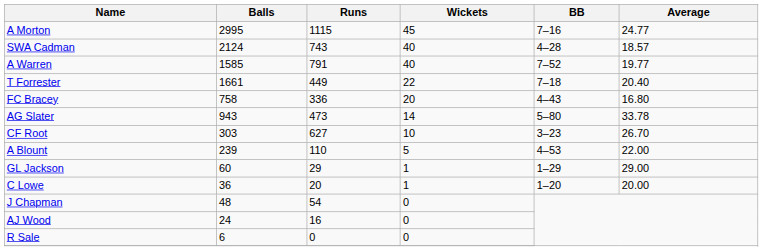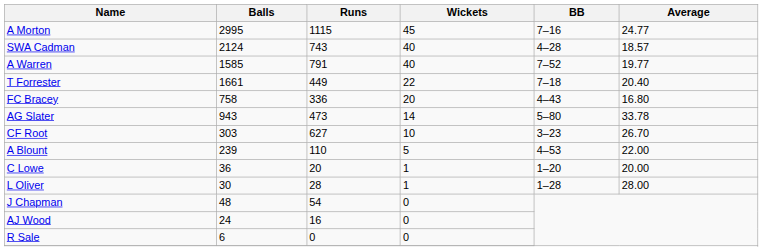- row: (35, 168)
+ row: (25, 185)
